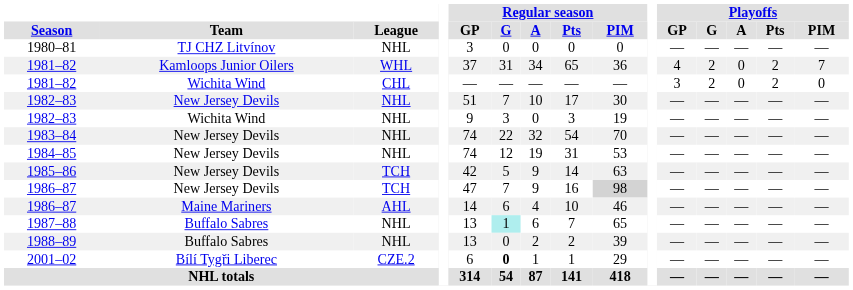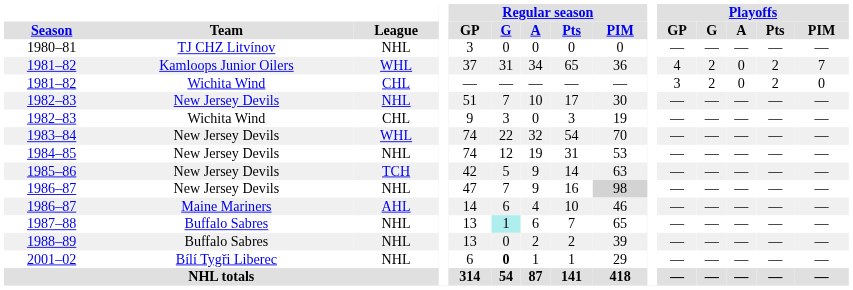(396, 118) NHL -> (396, 118) CHL
(396, 136) NHL -> (396, 136) WHL
(396, 188) TCH -> (396, 188) NHL
(396, 259) CZE.2 -> (396, 259) NHL
